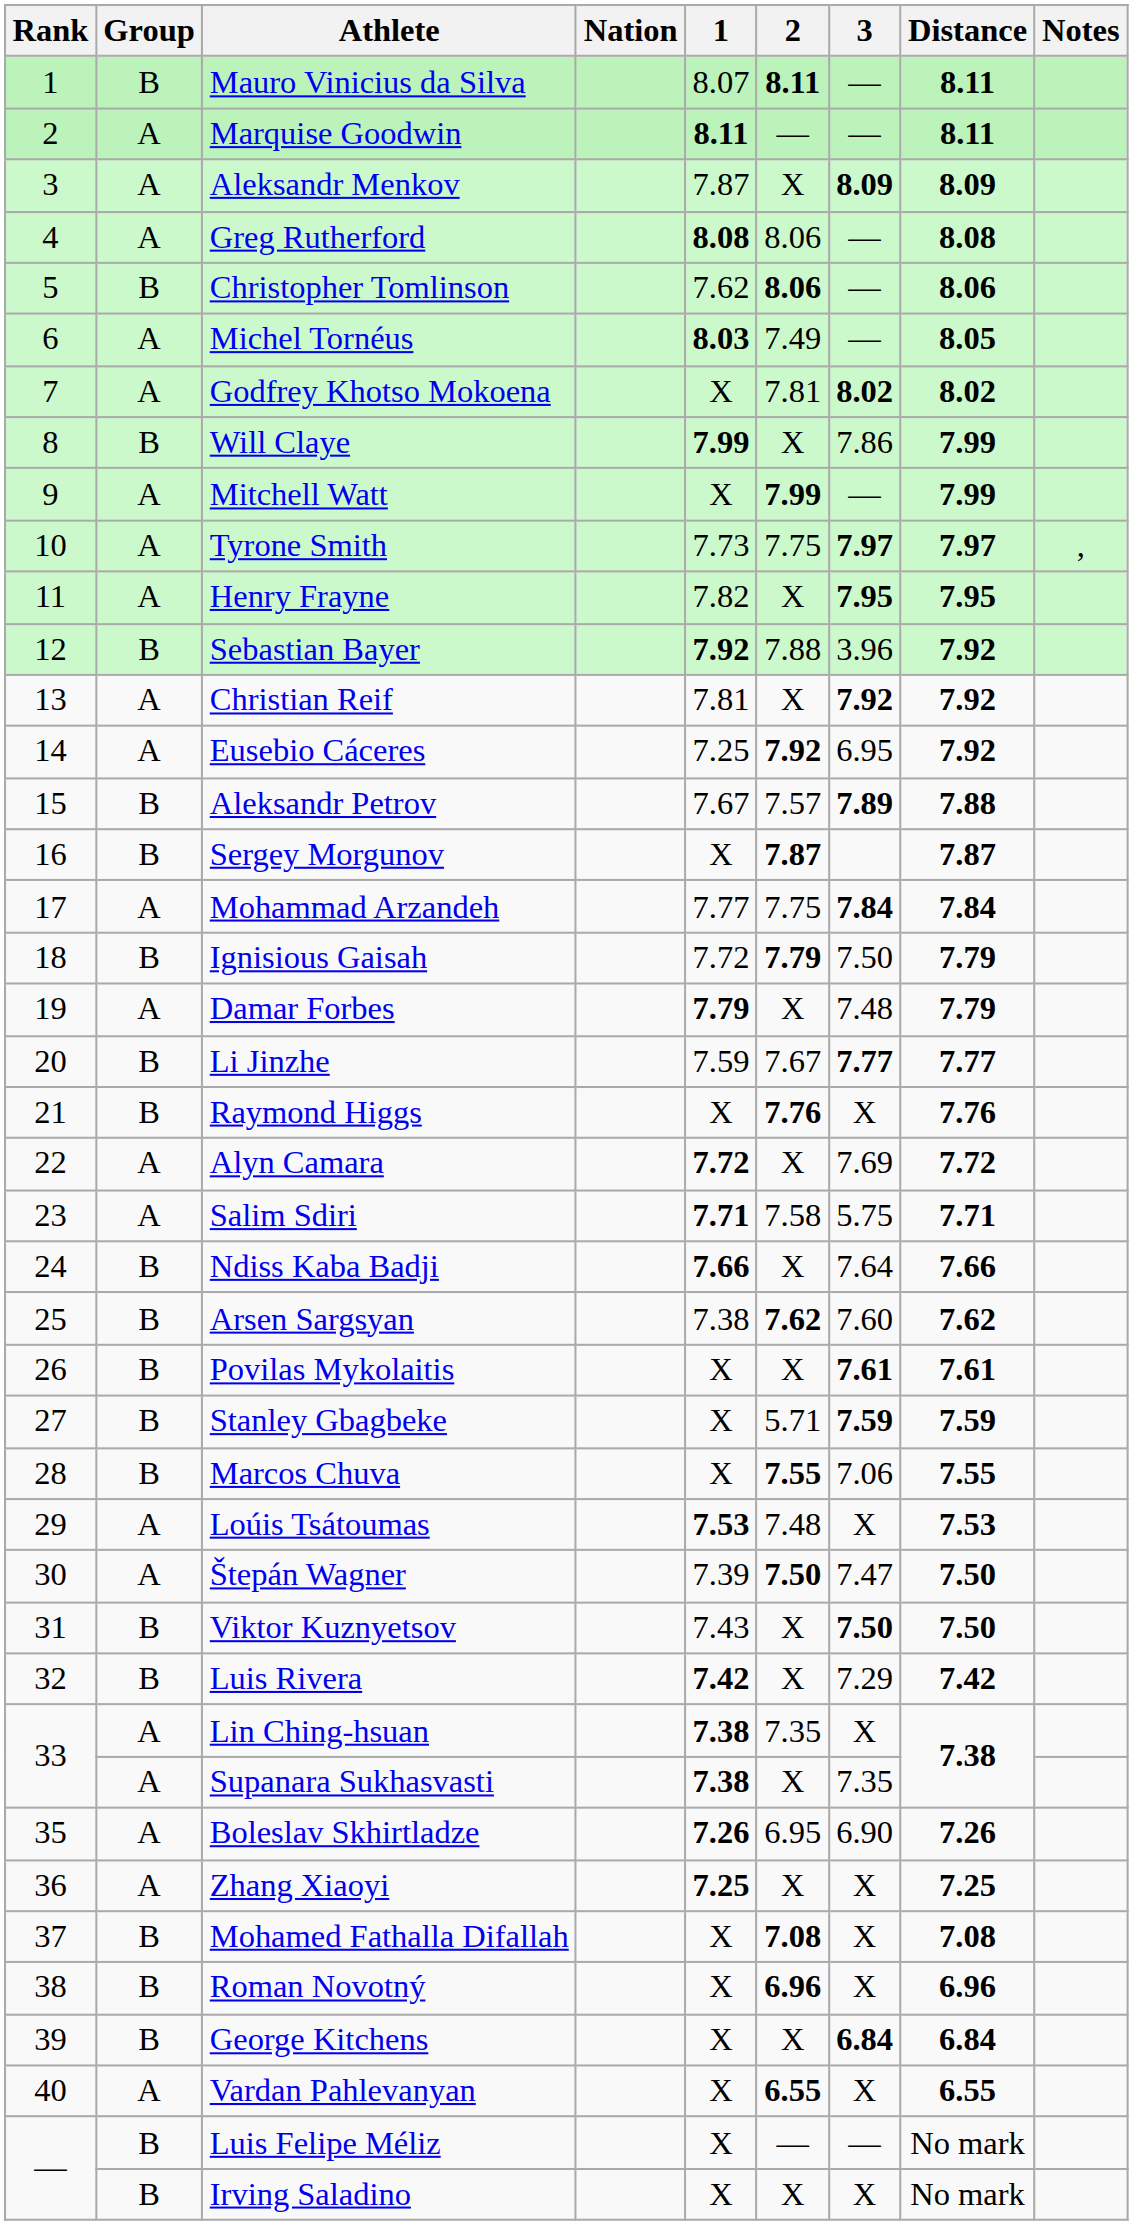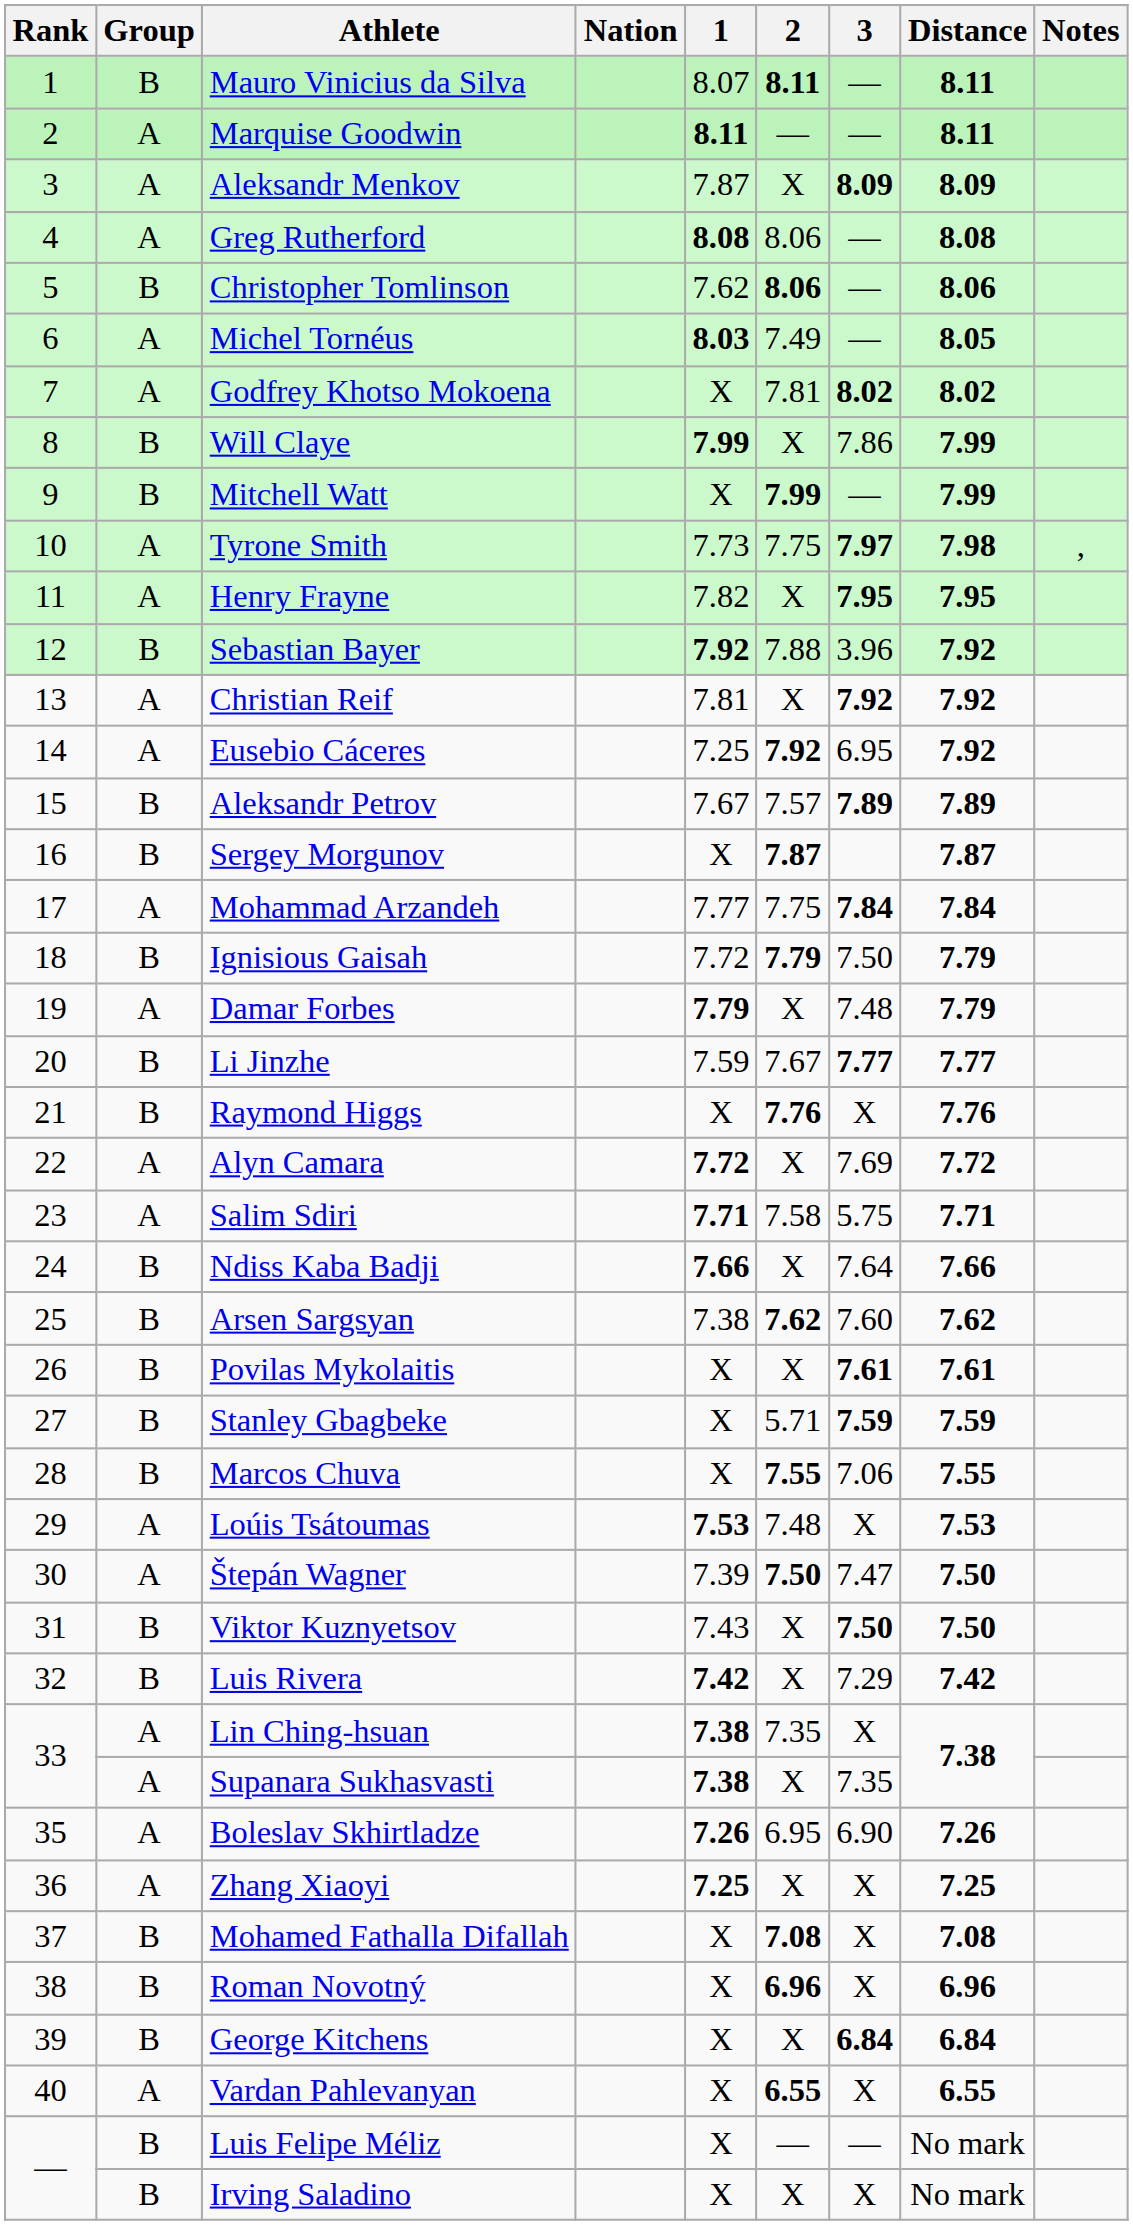(149, 493) A -> (149, 493) B
(968, 545) 7.97 -> (968, 545) 7.98
(968, 802) 7.88 -> (968, 802) 7.89
